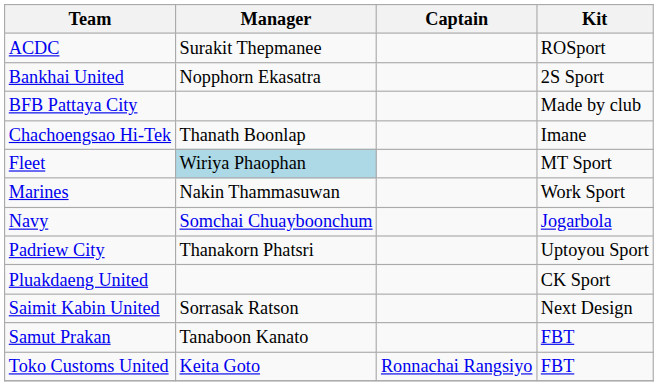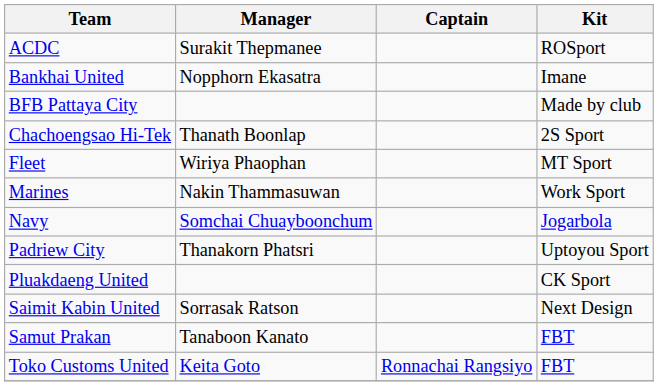(572, 76) 2S Sport -> (564, 76) Imane
(564, 134) Imane -> (572, 134) 2S Sport
(243, 163) lightblue background -> (243, 163) no background
